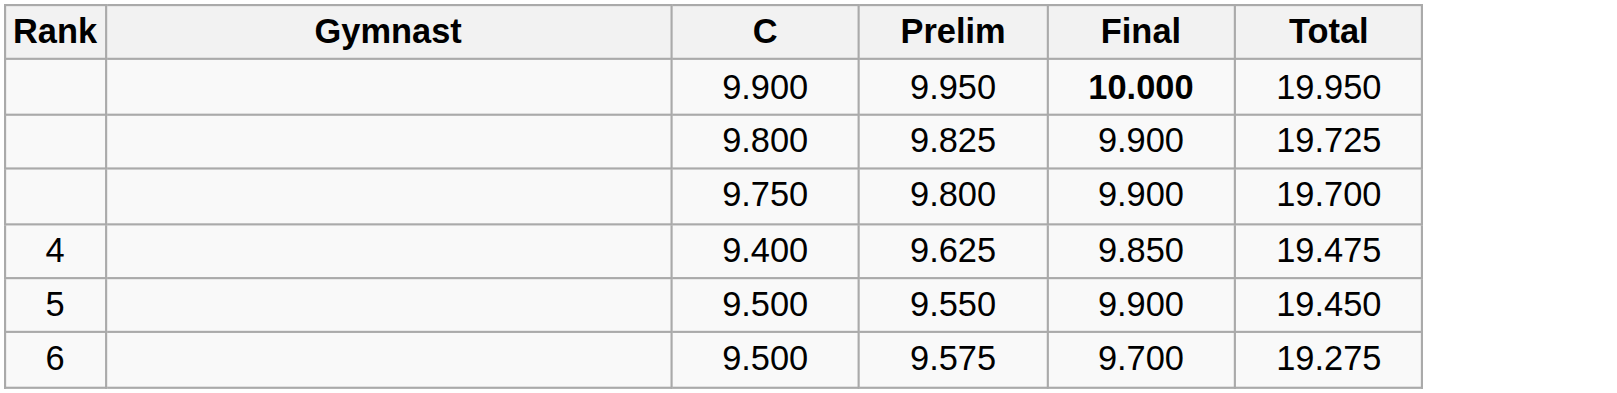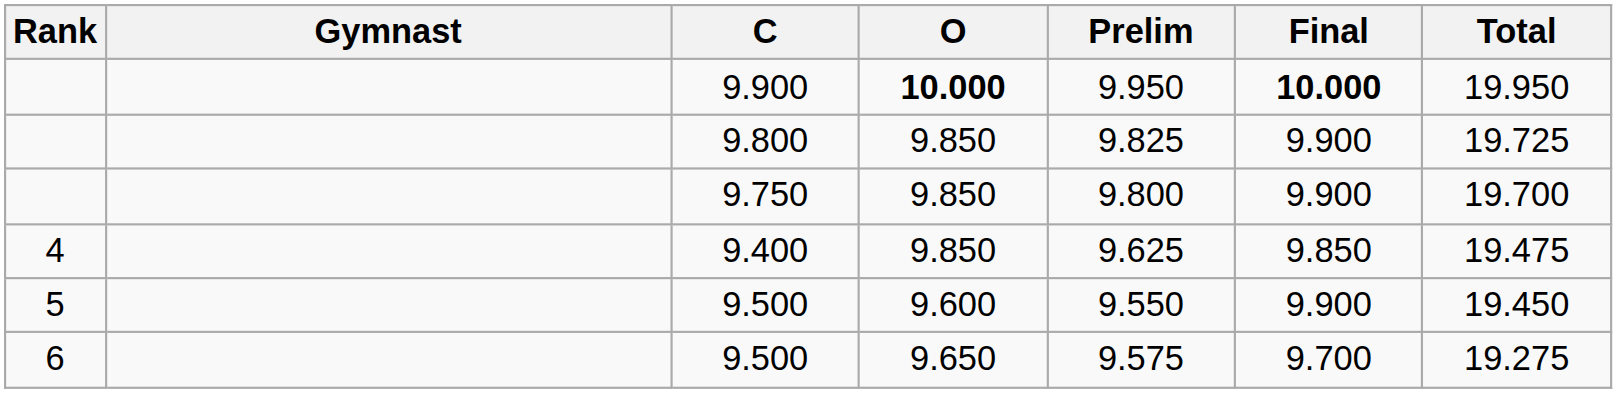+ column: (953, 31)
